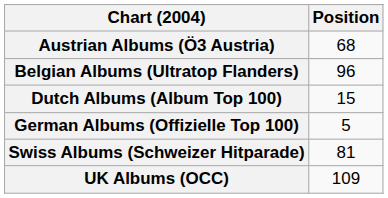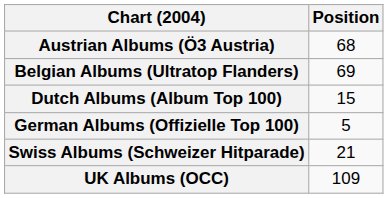(346, 71) 96 -> (346, 71) 69
(346, 152) 81 -> (346, 152) 21
